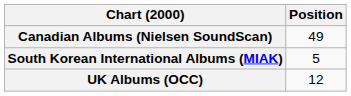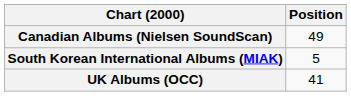(316, 79) 12 -> (316, 79) 41
